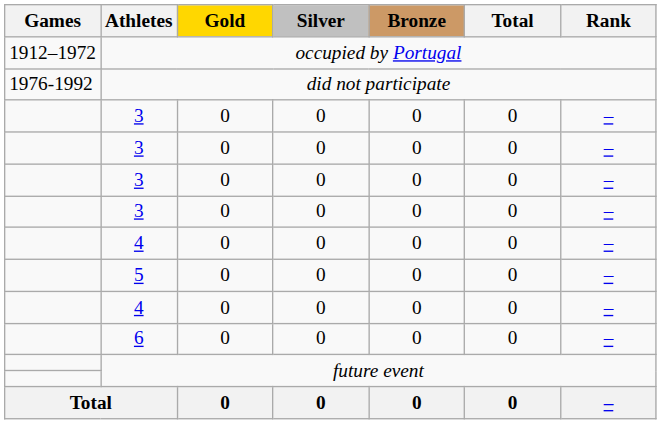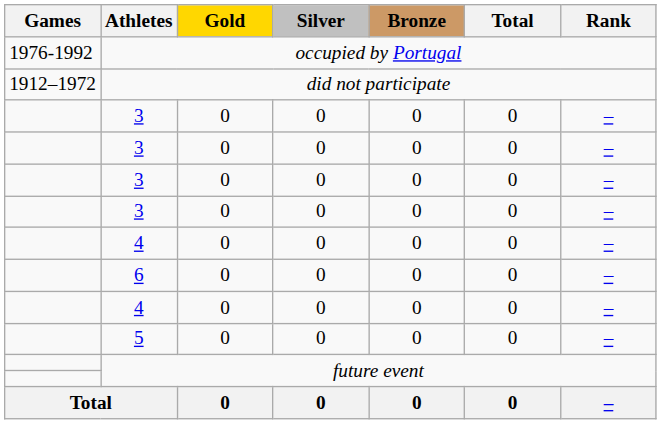(53, 52) 1912–1972 -> (51, 52) 1976-1992
(51, 84) 1976-1992 -> (53, 84) 1912–1972
rows swapped: (139, 275) <-> (139, 339)
